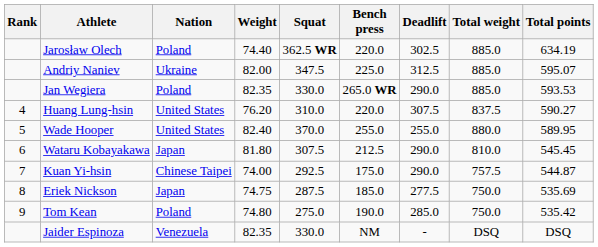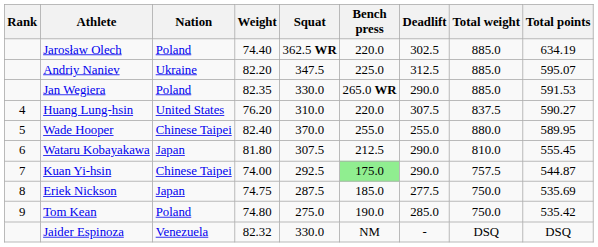(257, 69) 82.00 -> (257, 69) 82.20
(558, 89) 593.53 -> (558, 89) 591.53
(190, 130) United States -> (194, 130) Chinese Taipei
(558, 150) 545.45 -> (558, 150) 555.45
(370, 171) no background -> (370, 171) lightgreen background
(257, 232) 82.35 -> (257, 232) 82.32
